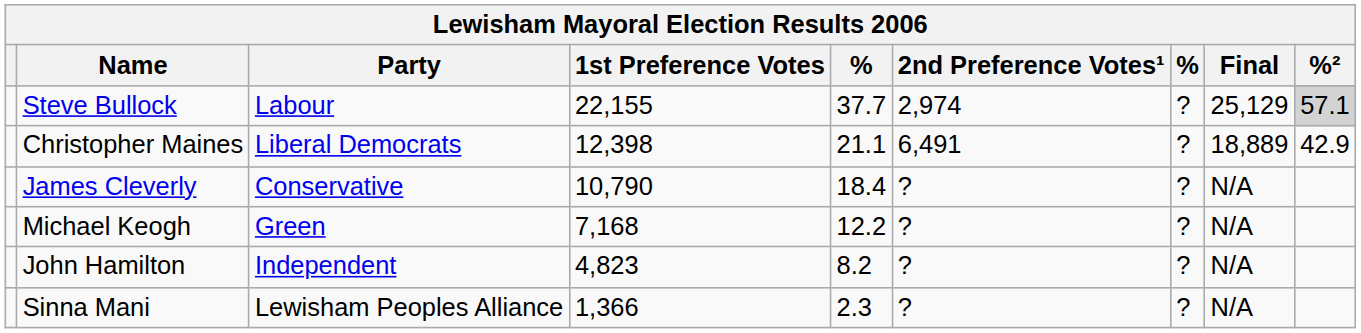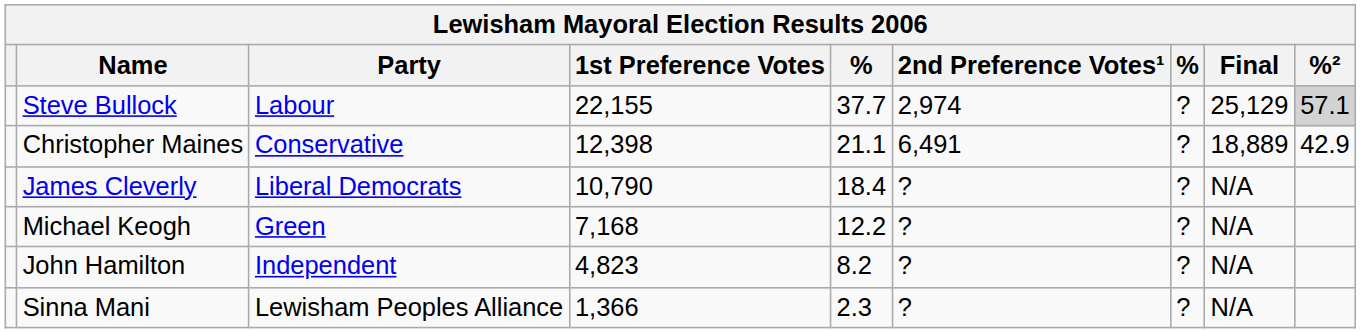(358, 145) Liberal Democrats -> (329, 145) Conservative
(329, 186) Conservative -> (358, 186) Liberal Democrats
